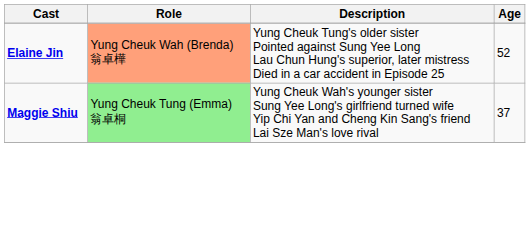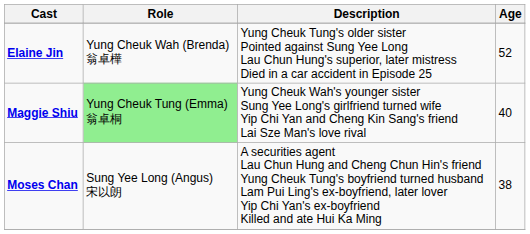(162, 52) lightsalmon background -> (158, 52) no background
(504, 112) 37 -> (505, 112) 40
+ row: (42, 185)
